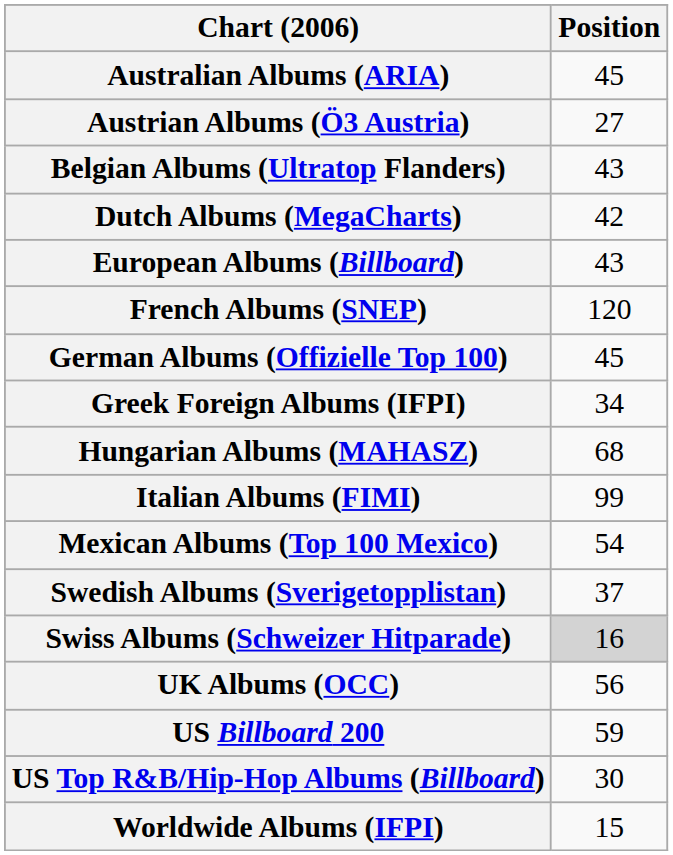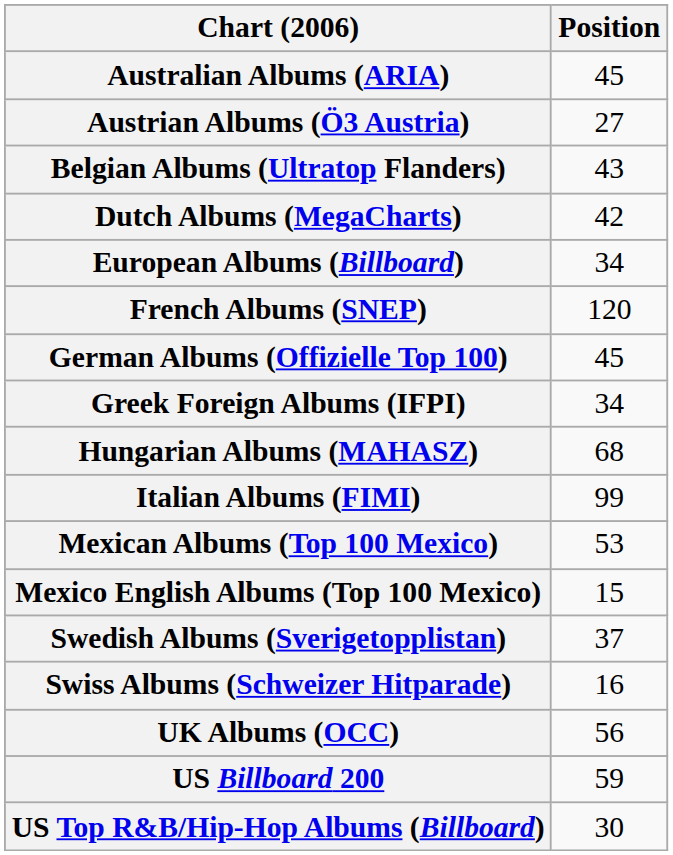(609, 262) 43 -> (609, 262) 34
(609, 544) 54 -> (609, 544) 53
+ row: (278, 591)
(609, 638) lightgrey background -> (609, 685) no background
- row: (278, 826)
